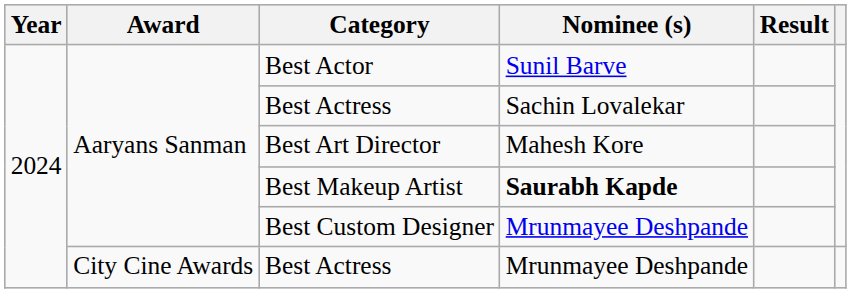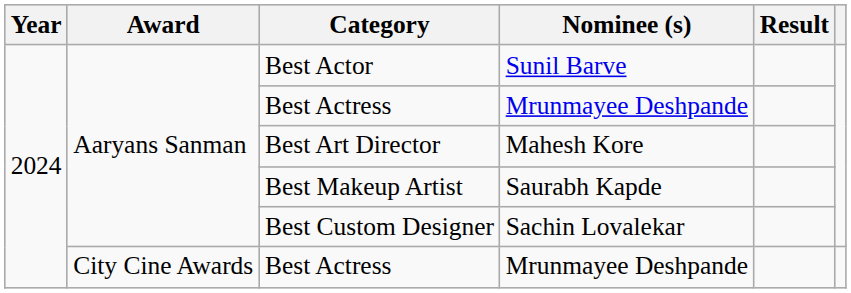(595, 105) Sachin Lovalekar -> (627, 105) Mrunmayee Deshpande
(592, 186) bold -> (584, 186) normal
(627, 226) Mrunmayee Deshpande -> (595, 226) Sachin Lovalekar
